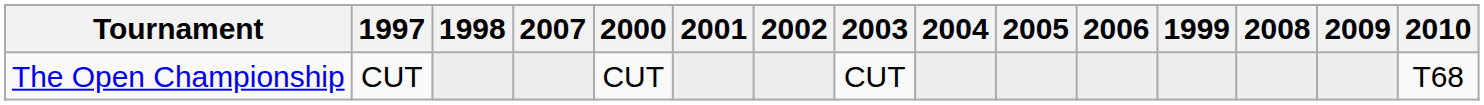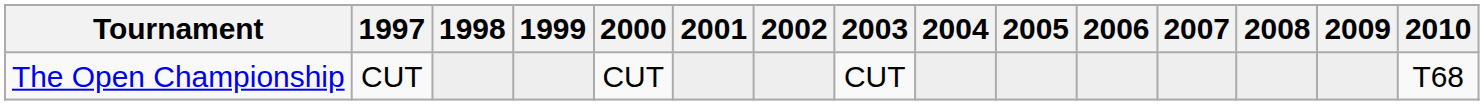columns swapped: (1197, 29) <-> (553, 29)
